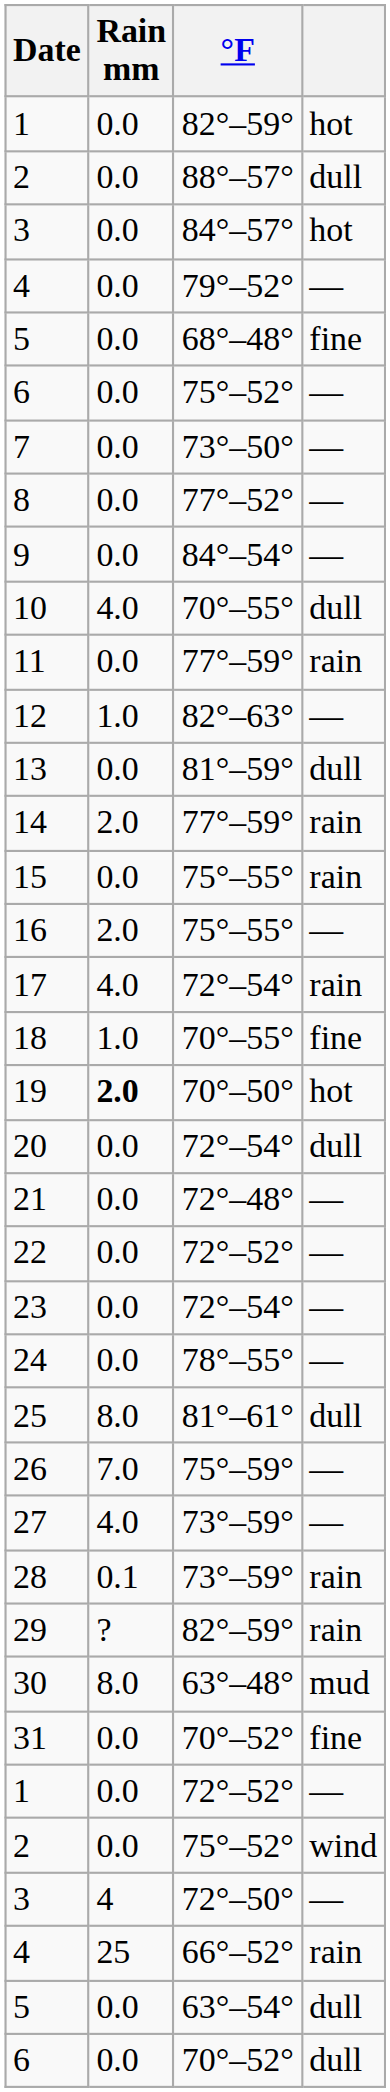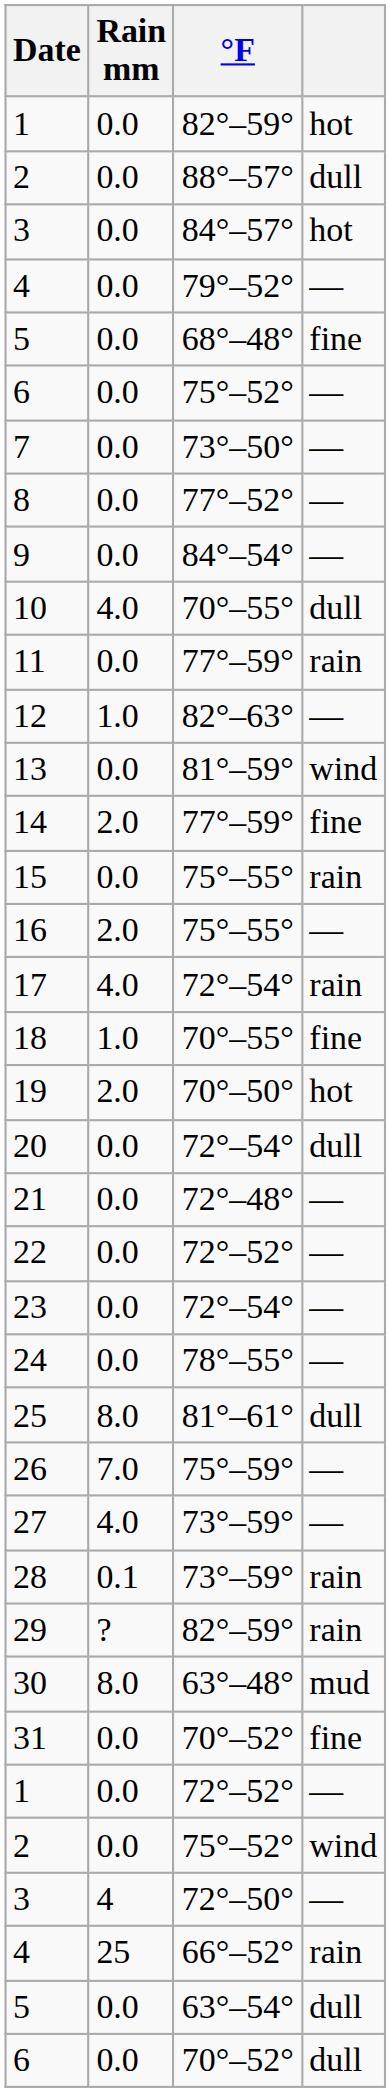(336, 768) dull -> (343, 768) wind
(336, 822) rain -> (336, 822) fine
(118, 1091) bold -> (118, 1091) normal
